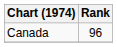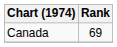(95, 32) 96 -> (95, 32) 69
